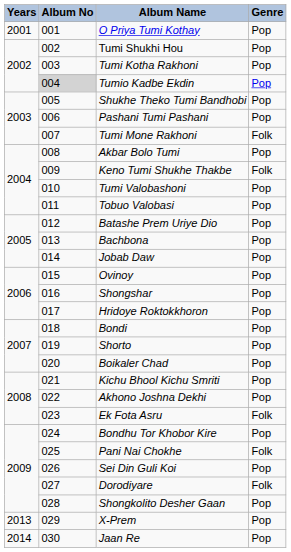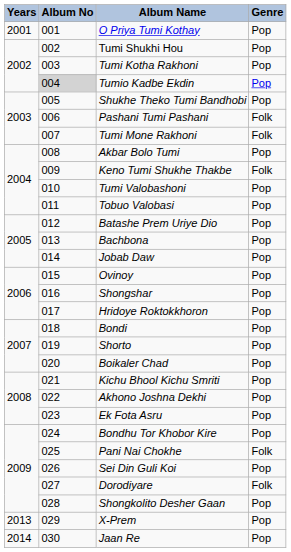(261, 118) Pop -> (262, 118) Folk
(262, 415) Folk -> (261, 415) Pop
